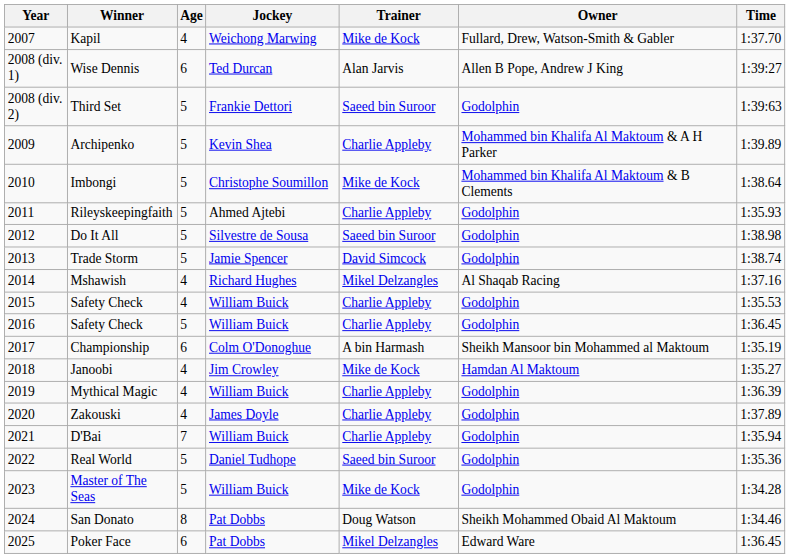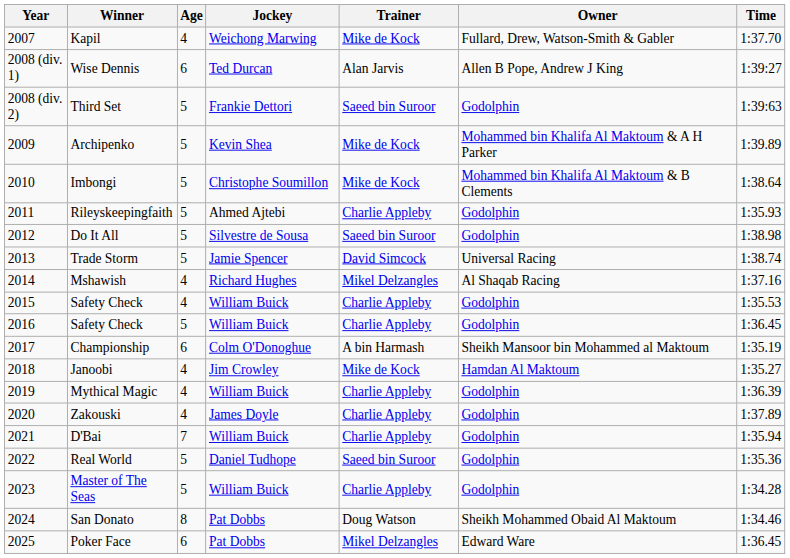(387, 145) Charlie Appleby -> (381, 145) Mike de Kock
(490, 258) Godolphin -> (509, 258) Universal Racing
(381, 489) Mike de Kock -> (387, 489) Charlie Appleby
